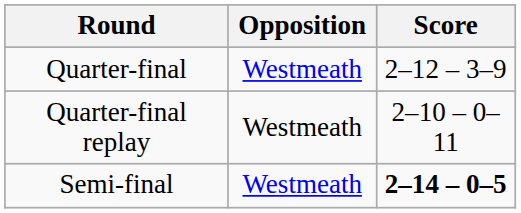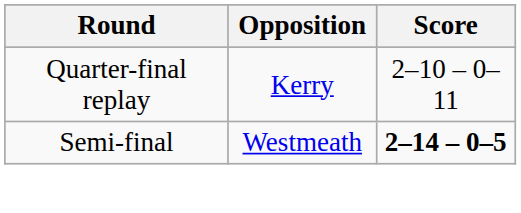- row: (117, 68)
(302, 126) Westmeath -> (302, 84) Kerry
